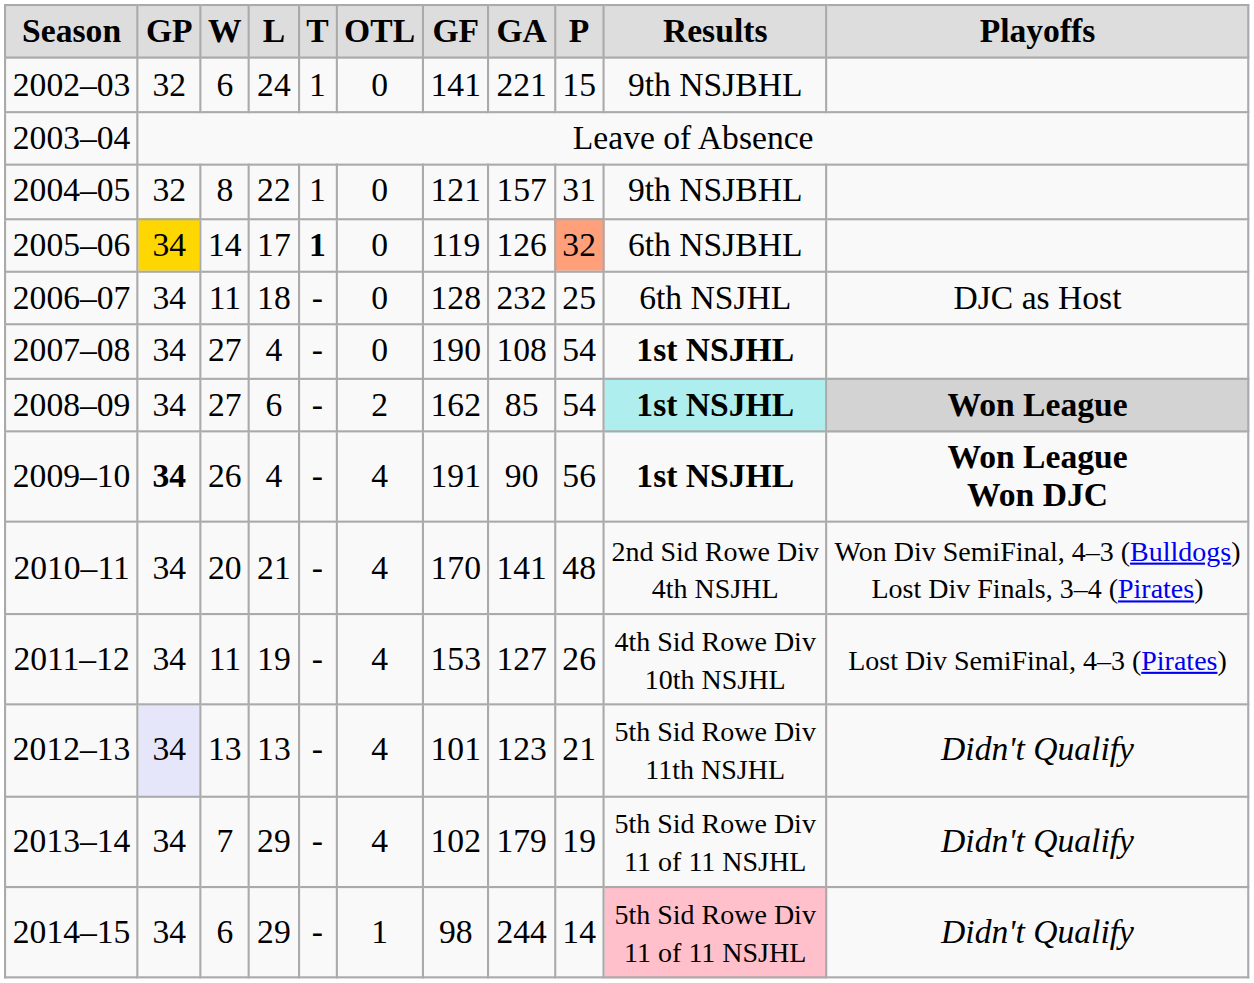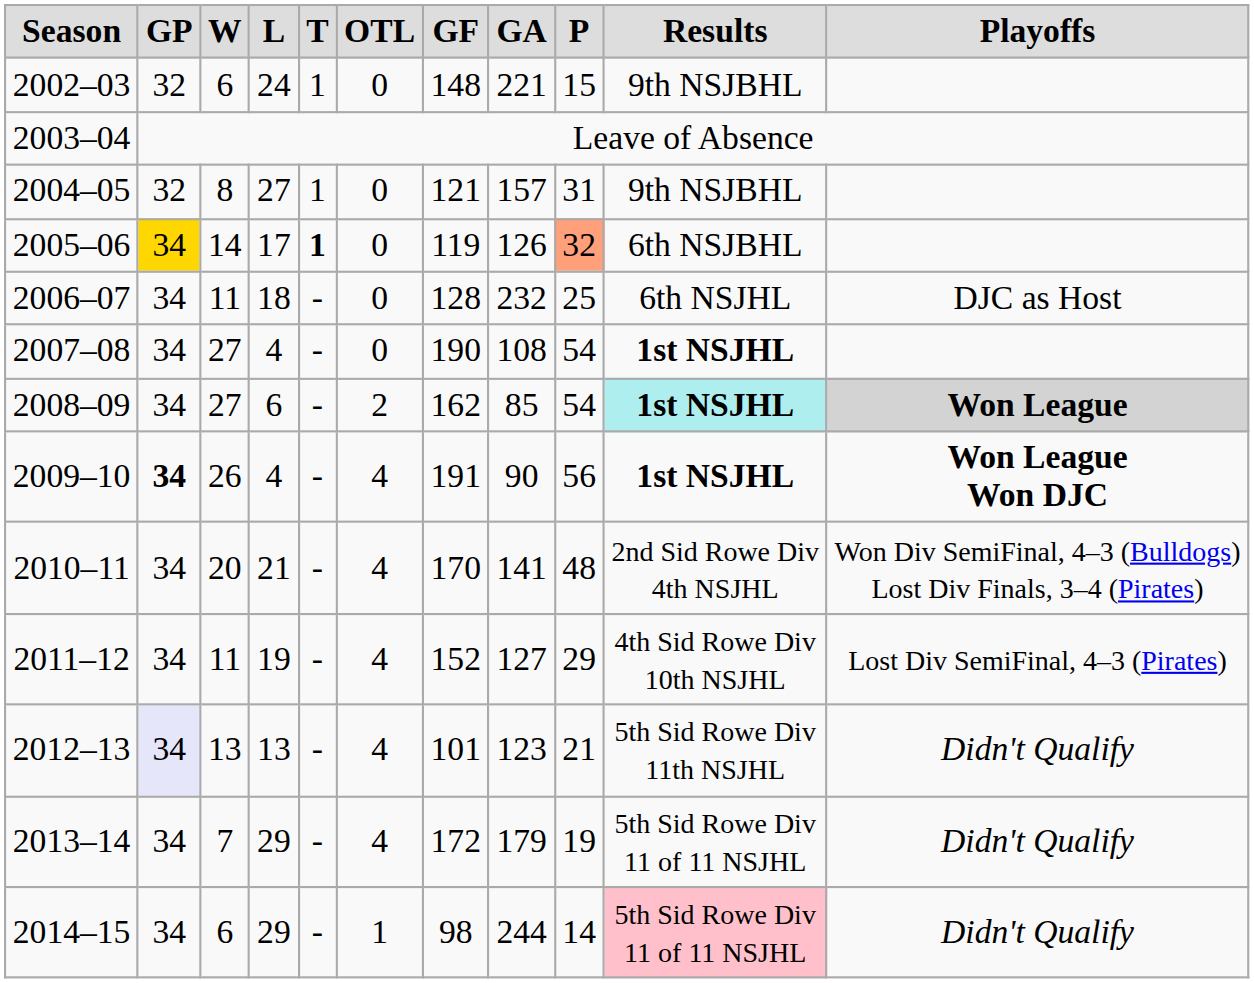(456, 84) 141 -> (456, 84) 148
(274, 191) 22 -> (274, 191) 27
(456, 658) 153 -> (456, 658) 152
(579, 658) 26 -> (579, 658) 29
(456, 840) 102 -> (456, 840) 172
